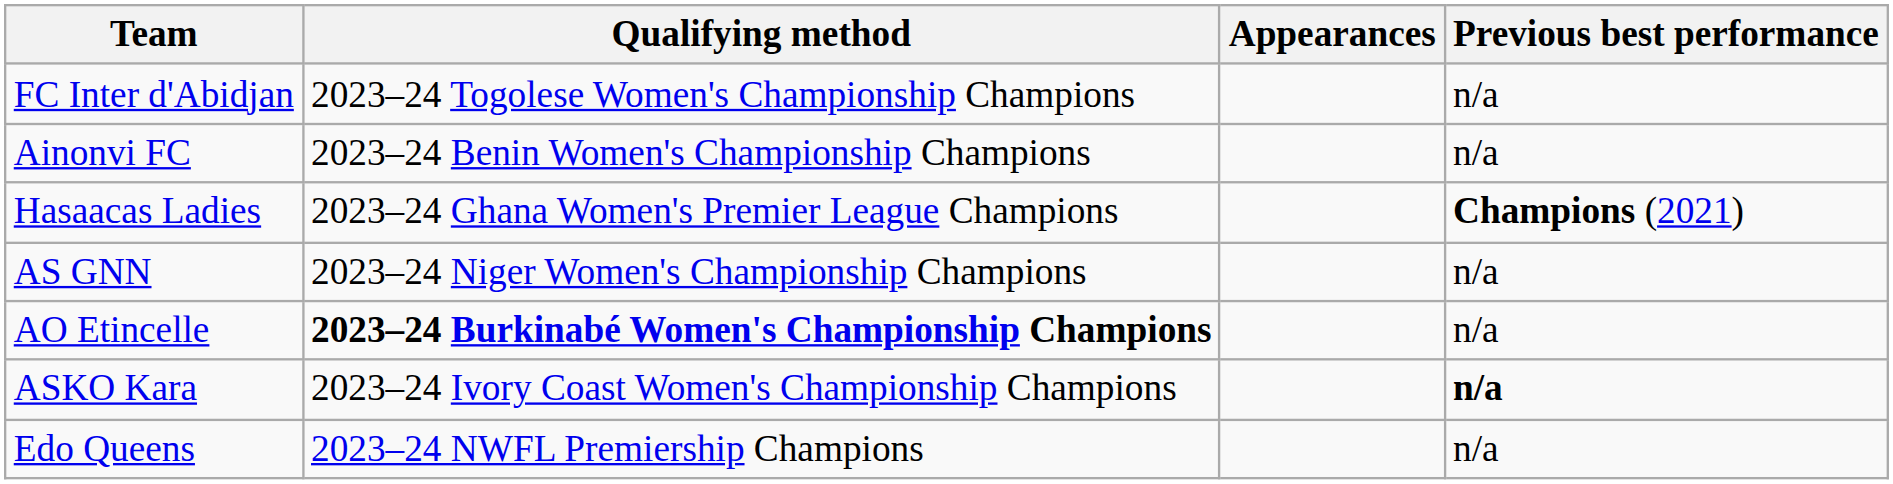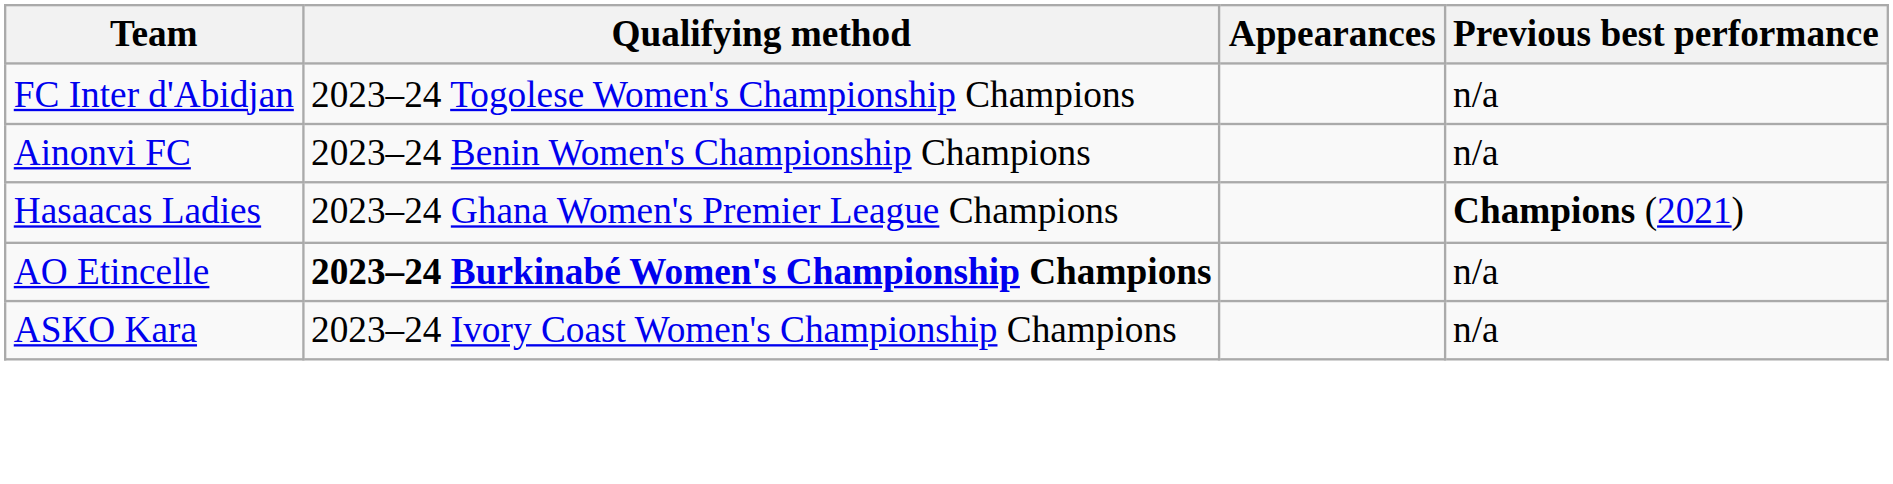- row: (83, 270)
(1478, 388) bold -> (1476, 329) normal
- row: (104, 447)
